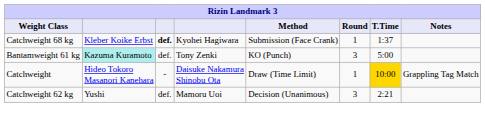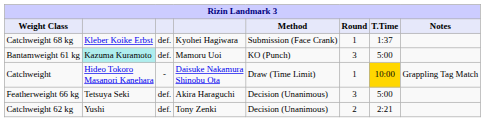(165, 40) bold -> (165, 40) normal
(196, 55) Tony Zenki -> (198, 55) Mamoru Uoi
+ row: (43, 94)
(199, 94) Mamoru Uoi -> (196, 109) Tony Zenki
(355, 94) 3 -> (354, 109) 2
